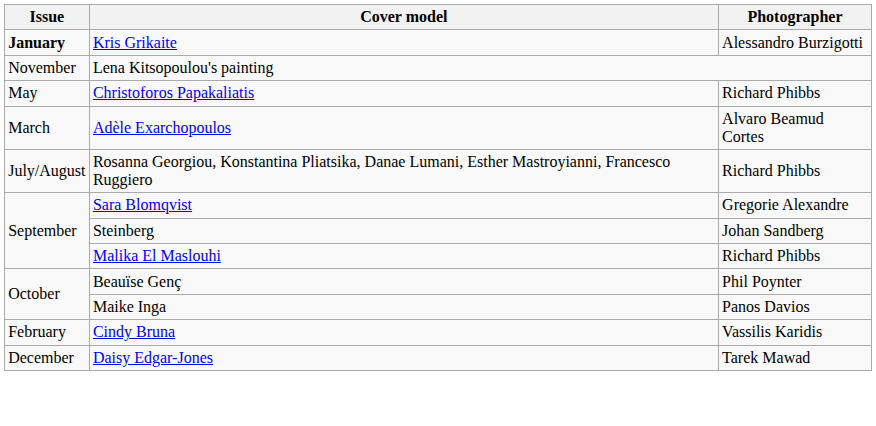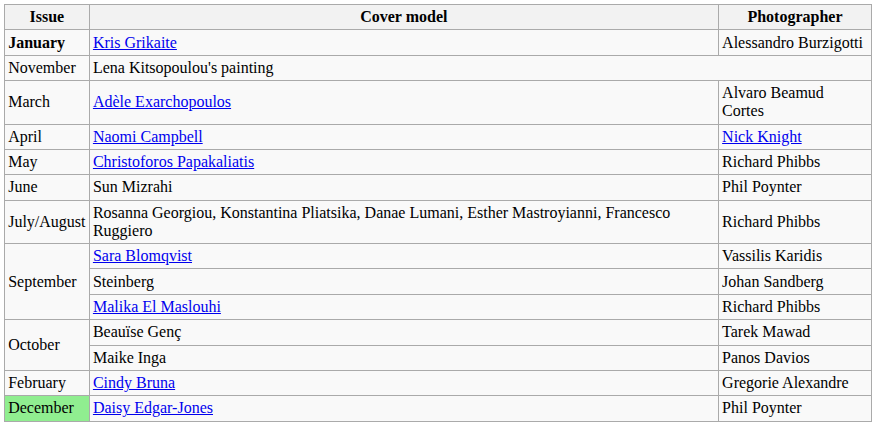rows swapped: (162, 127) <-> (174, 93)
+ row: (148, 136)
+ row: (133, 187)
(785, 205) Gregorie Alexandre -> (772, 256) Vassilis Karidis
(762, 281) Phil Poynter -> (766, 332) Tarek Mawad
(772, 332) Vassilis Karidis -> (785, 383) Gregorie Alexandre
(41, 357) no background -> (41, 408) lightgreen background
(766, 357) Tarek Mawad -> (762, 408) Phil Poynter
